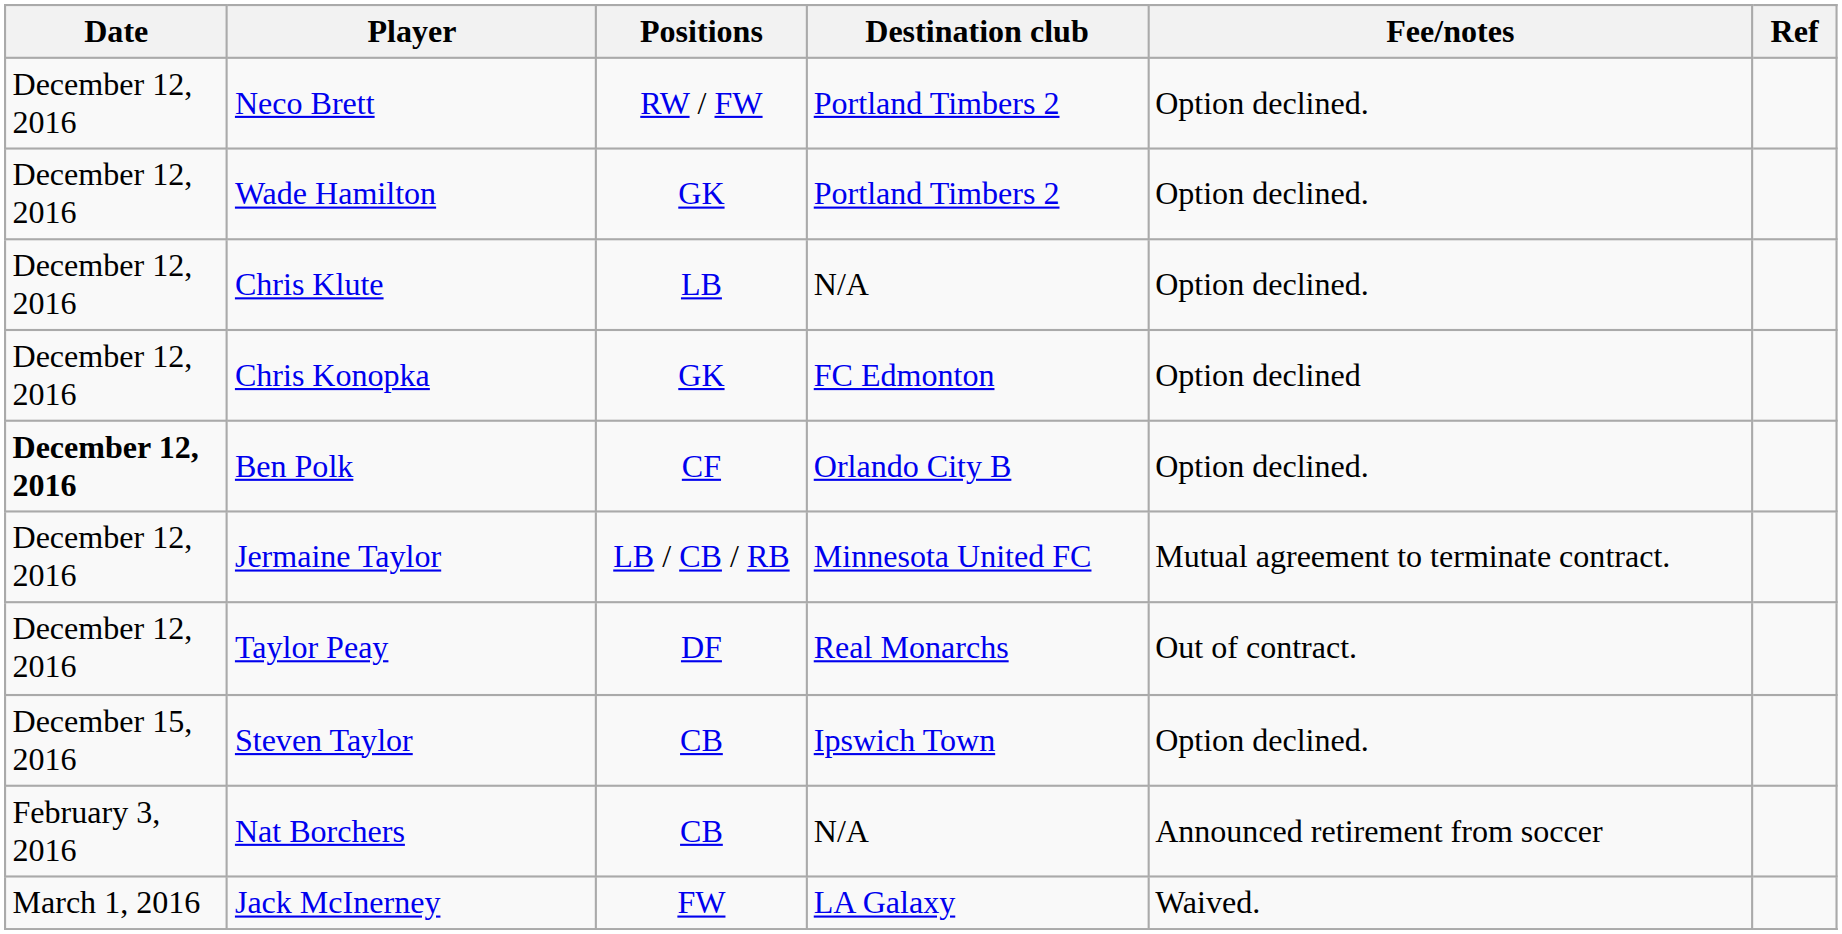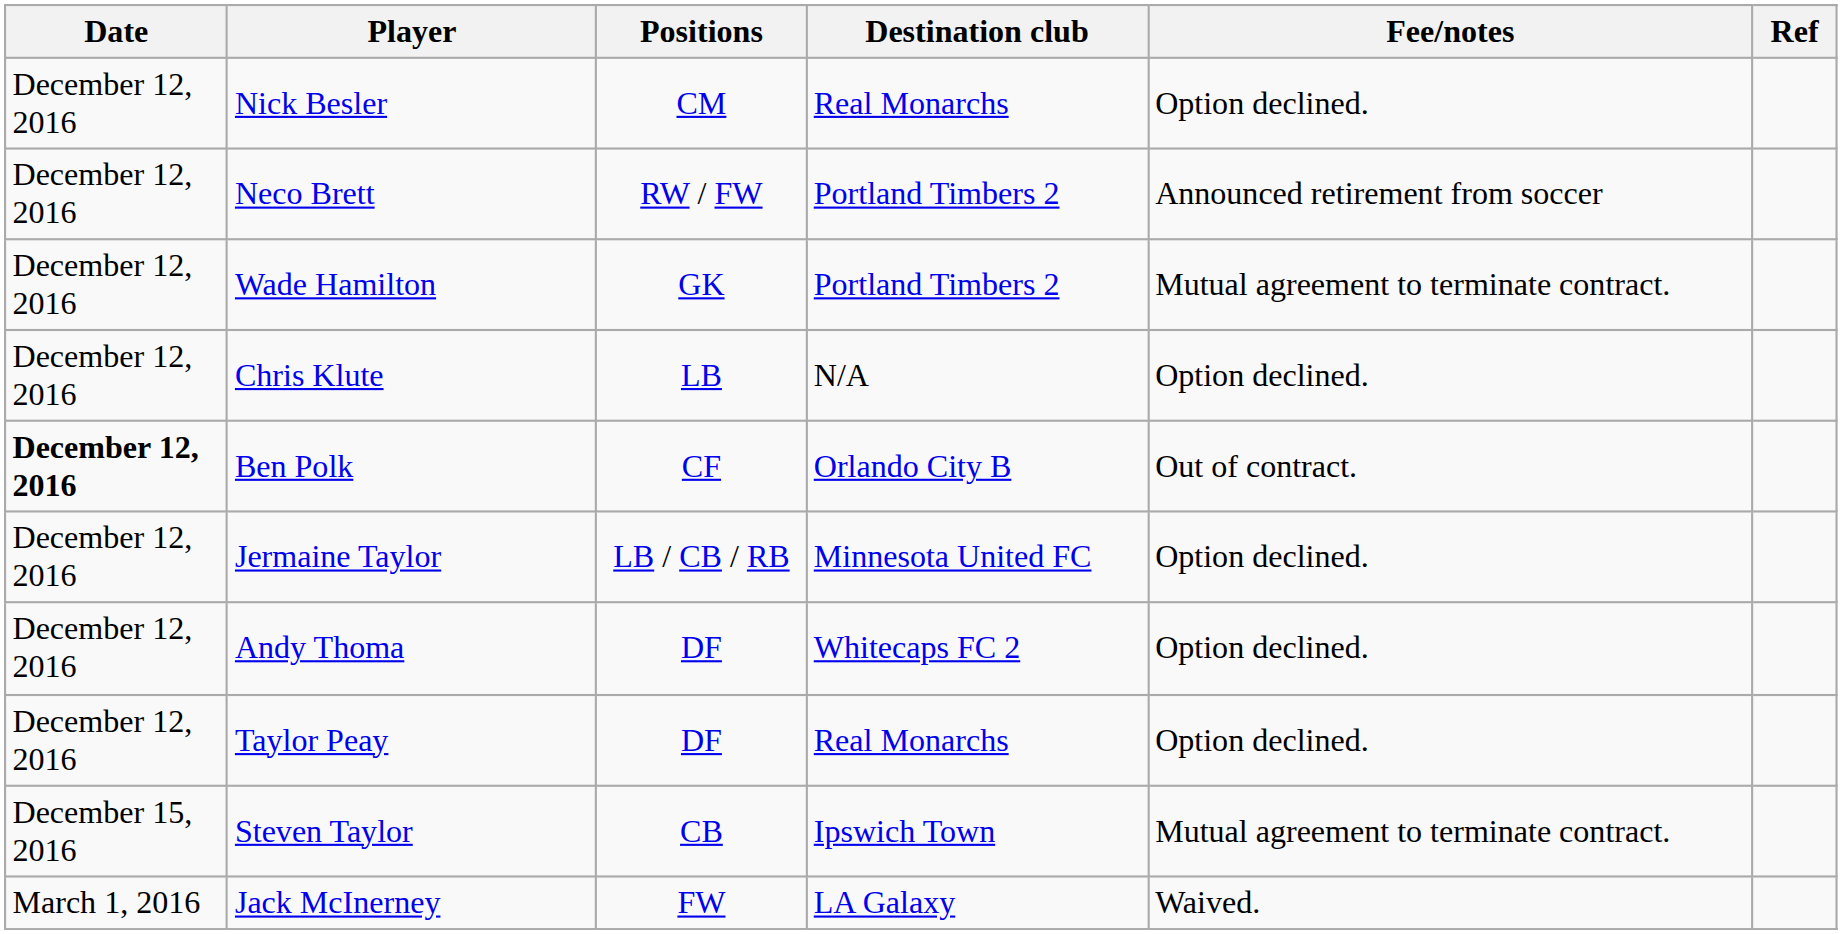+ row: (311, 103)
(1262, 103) Option declined. -> (1379, 193) Announced retirement from soccer
(1262, 193) Option declined. -> (1413, 284) Mutual agreement to terminate contract.
- row: (332, 375)
(1262, 466) Option declined. -> (1256, 466) Out of contract.
(1413, 557) Mutual agreement to terminate contract. -> (1262, 557) Option declined.
+ row: (320, 648)
(1256, 648) Out of contract. -> (1262, 739) Option declined.
(1262, 739) Option declined. -> (1413, 829) Mutual agreement to terminate contract.
- row: (320, 829)
